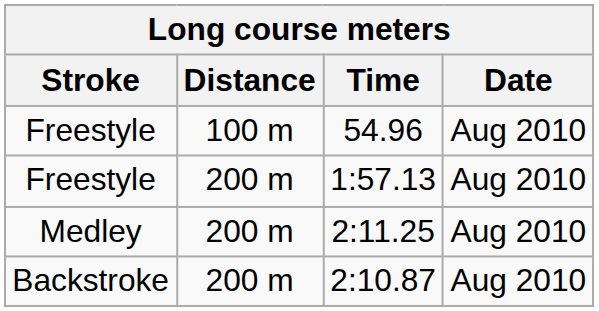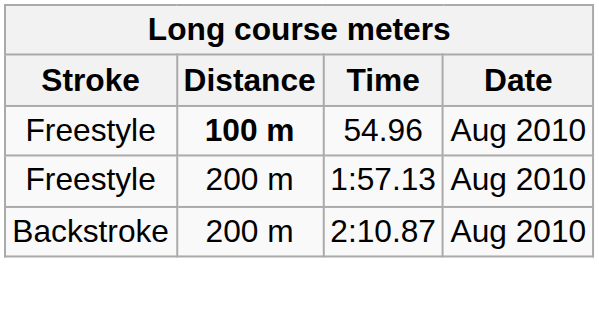(250, 130) normal -> (250, 130) bold
- row: (383, 230)
